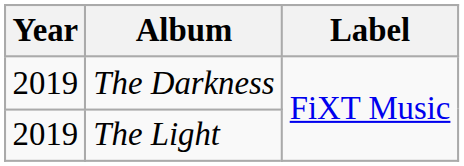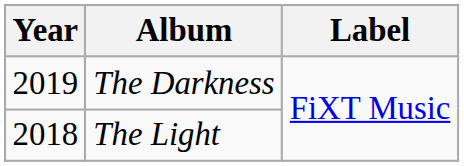(45, 134) 2019 -> (45, 134) 2018
